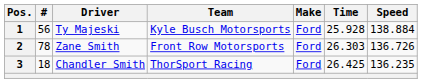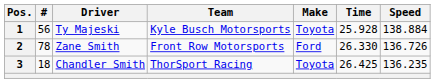(309, 30) Ford -> (315, 30) Toyota
(346, 48) 26.303 -> (358, 48) 26.330
(309, 65) Ford -> (315, 65) Toyota
